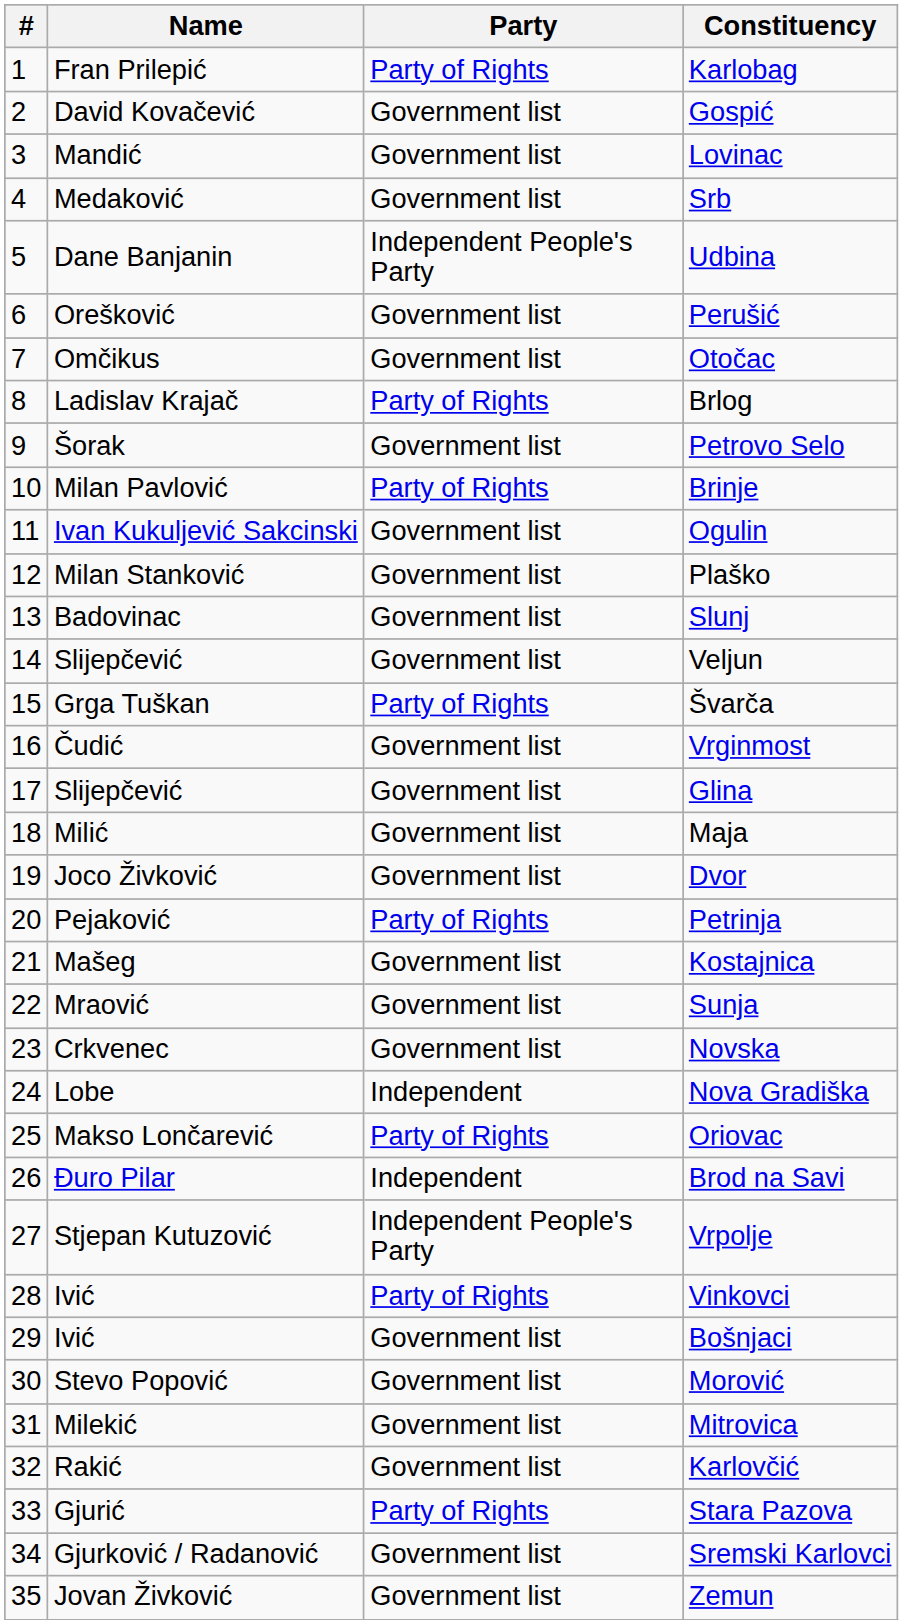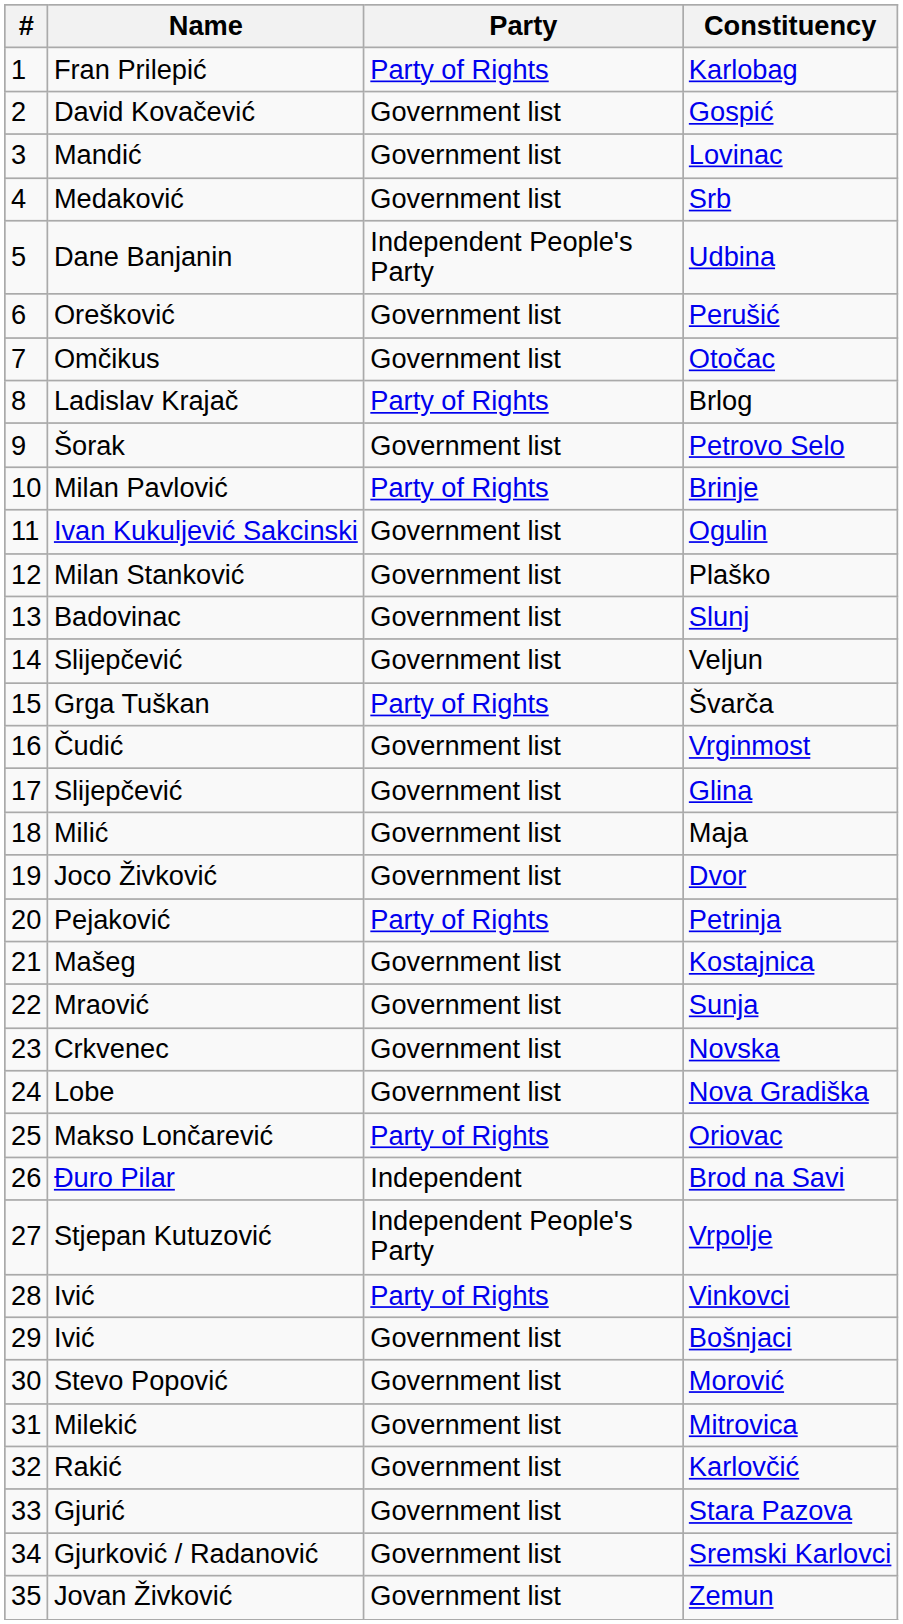(446, 1091) Independent -> (466, 1091) Government list
(460, 1510) Party of Rights -> (466, 1510) Government list
